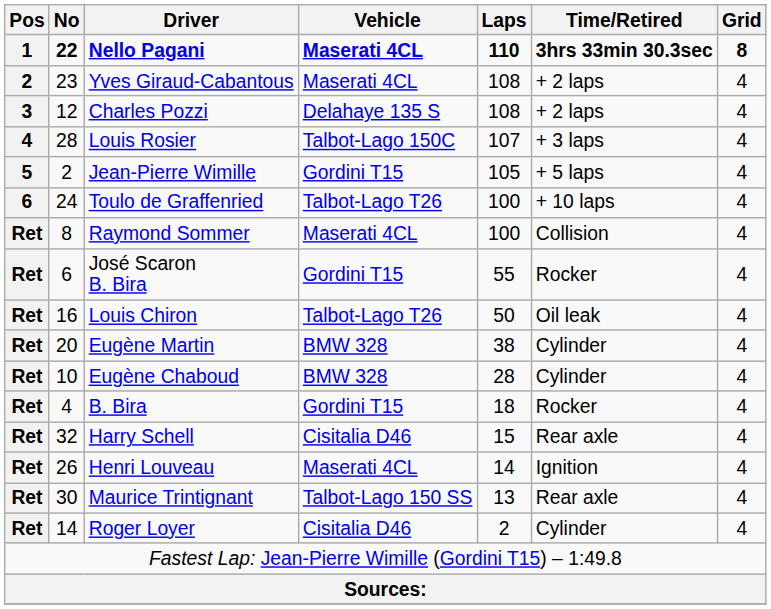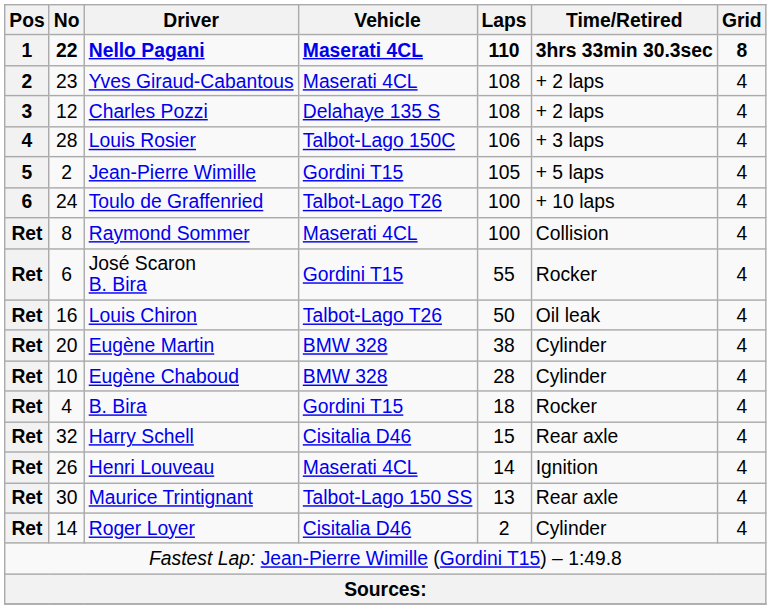(504, 141) 107 -> (504, 141) 106
